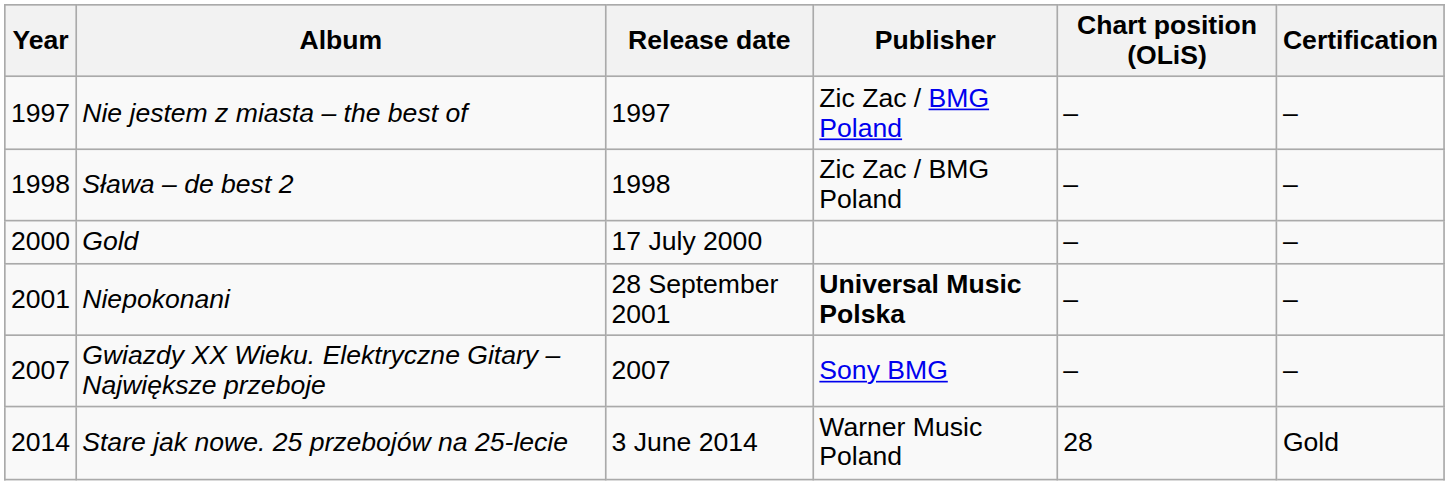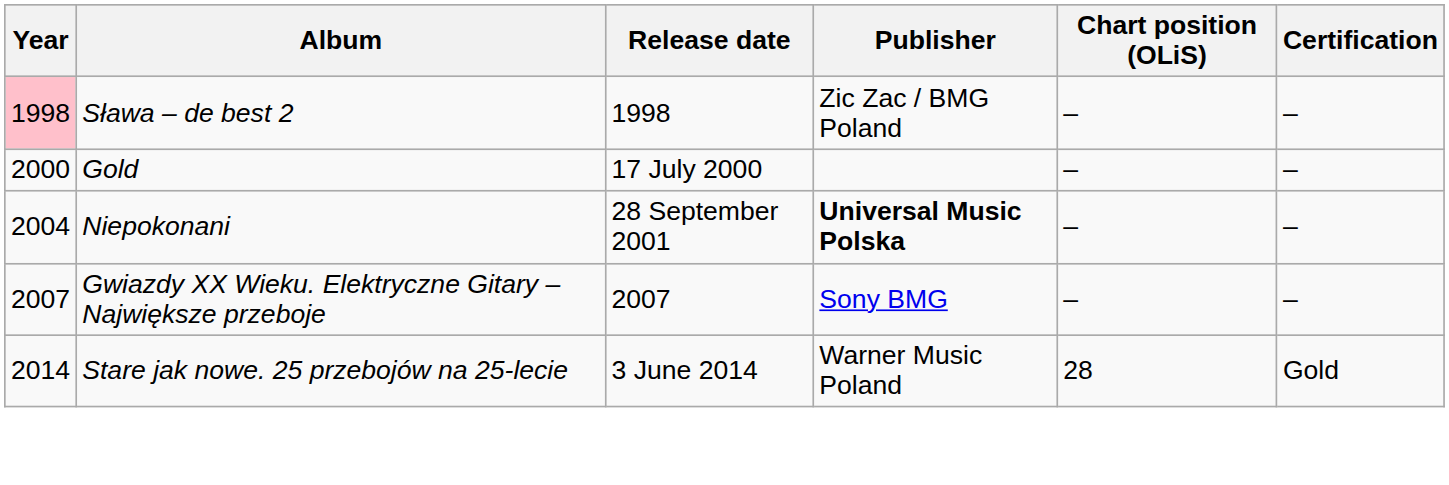- row: (275, 112)
(40, 184) no background -> (40, 112) pink background
(40, 298) 2001 -> (40, 226) 2004
